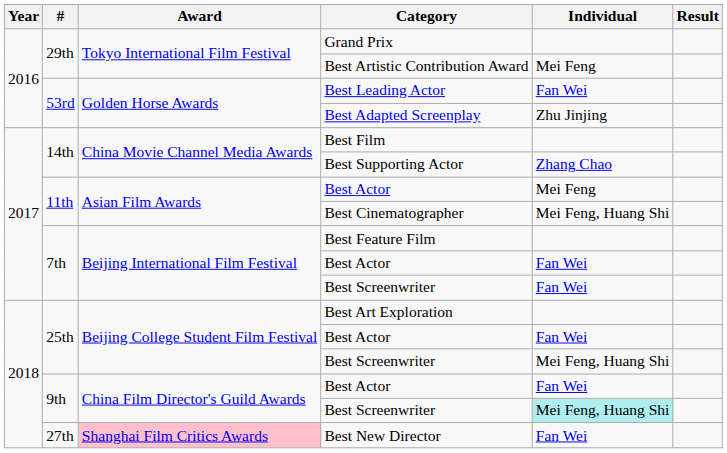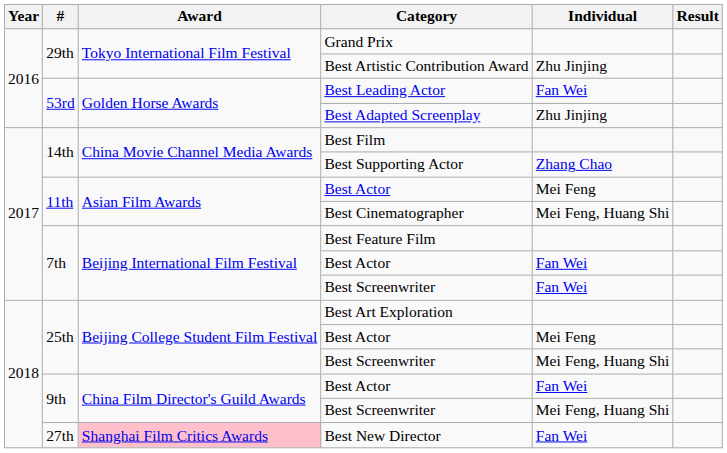(566, 66) Mei Feng -> (571, 66) Zhu Jinjing
(562, 336) Fan Wei -> (566, 336) Mei Feng
(603, 410) paleturquoise background -> (603, 410) no background
